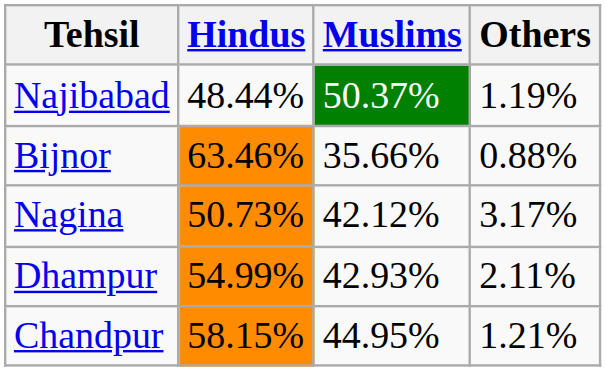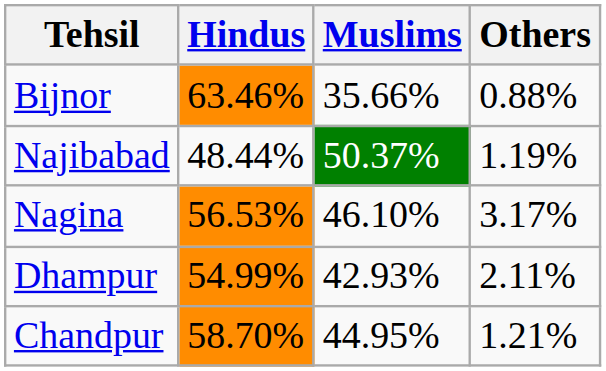rows swapped: (92, 94) <-> (62, 154)
(246, 214) 50.73% -> (246, 214) 56.53%
(381, 214) 42.12% -> (381, 214) 46.10%
(246, 335) 58.15% -> (246, 335) 58.70%
